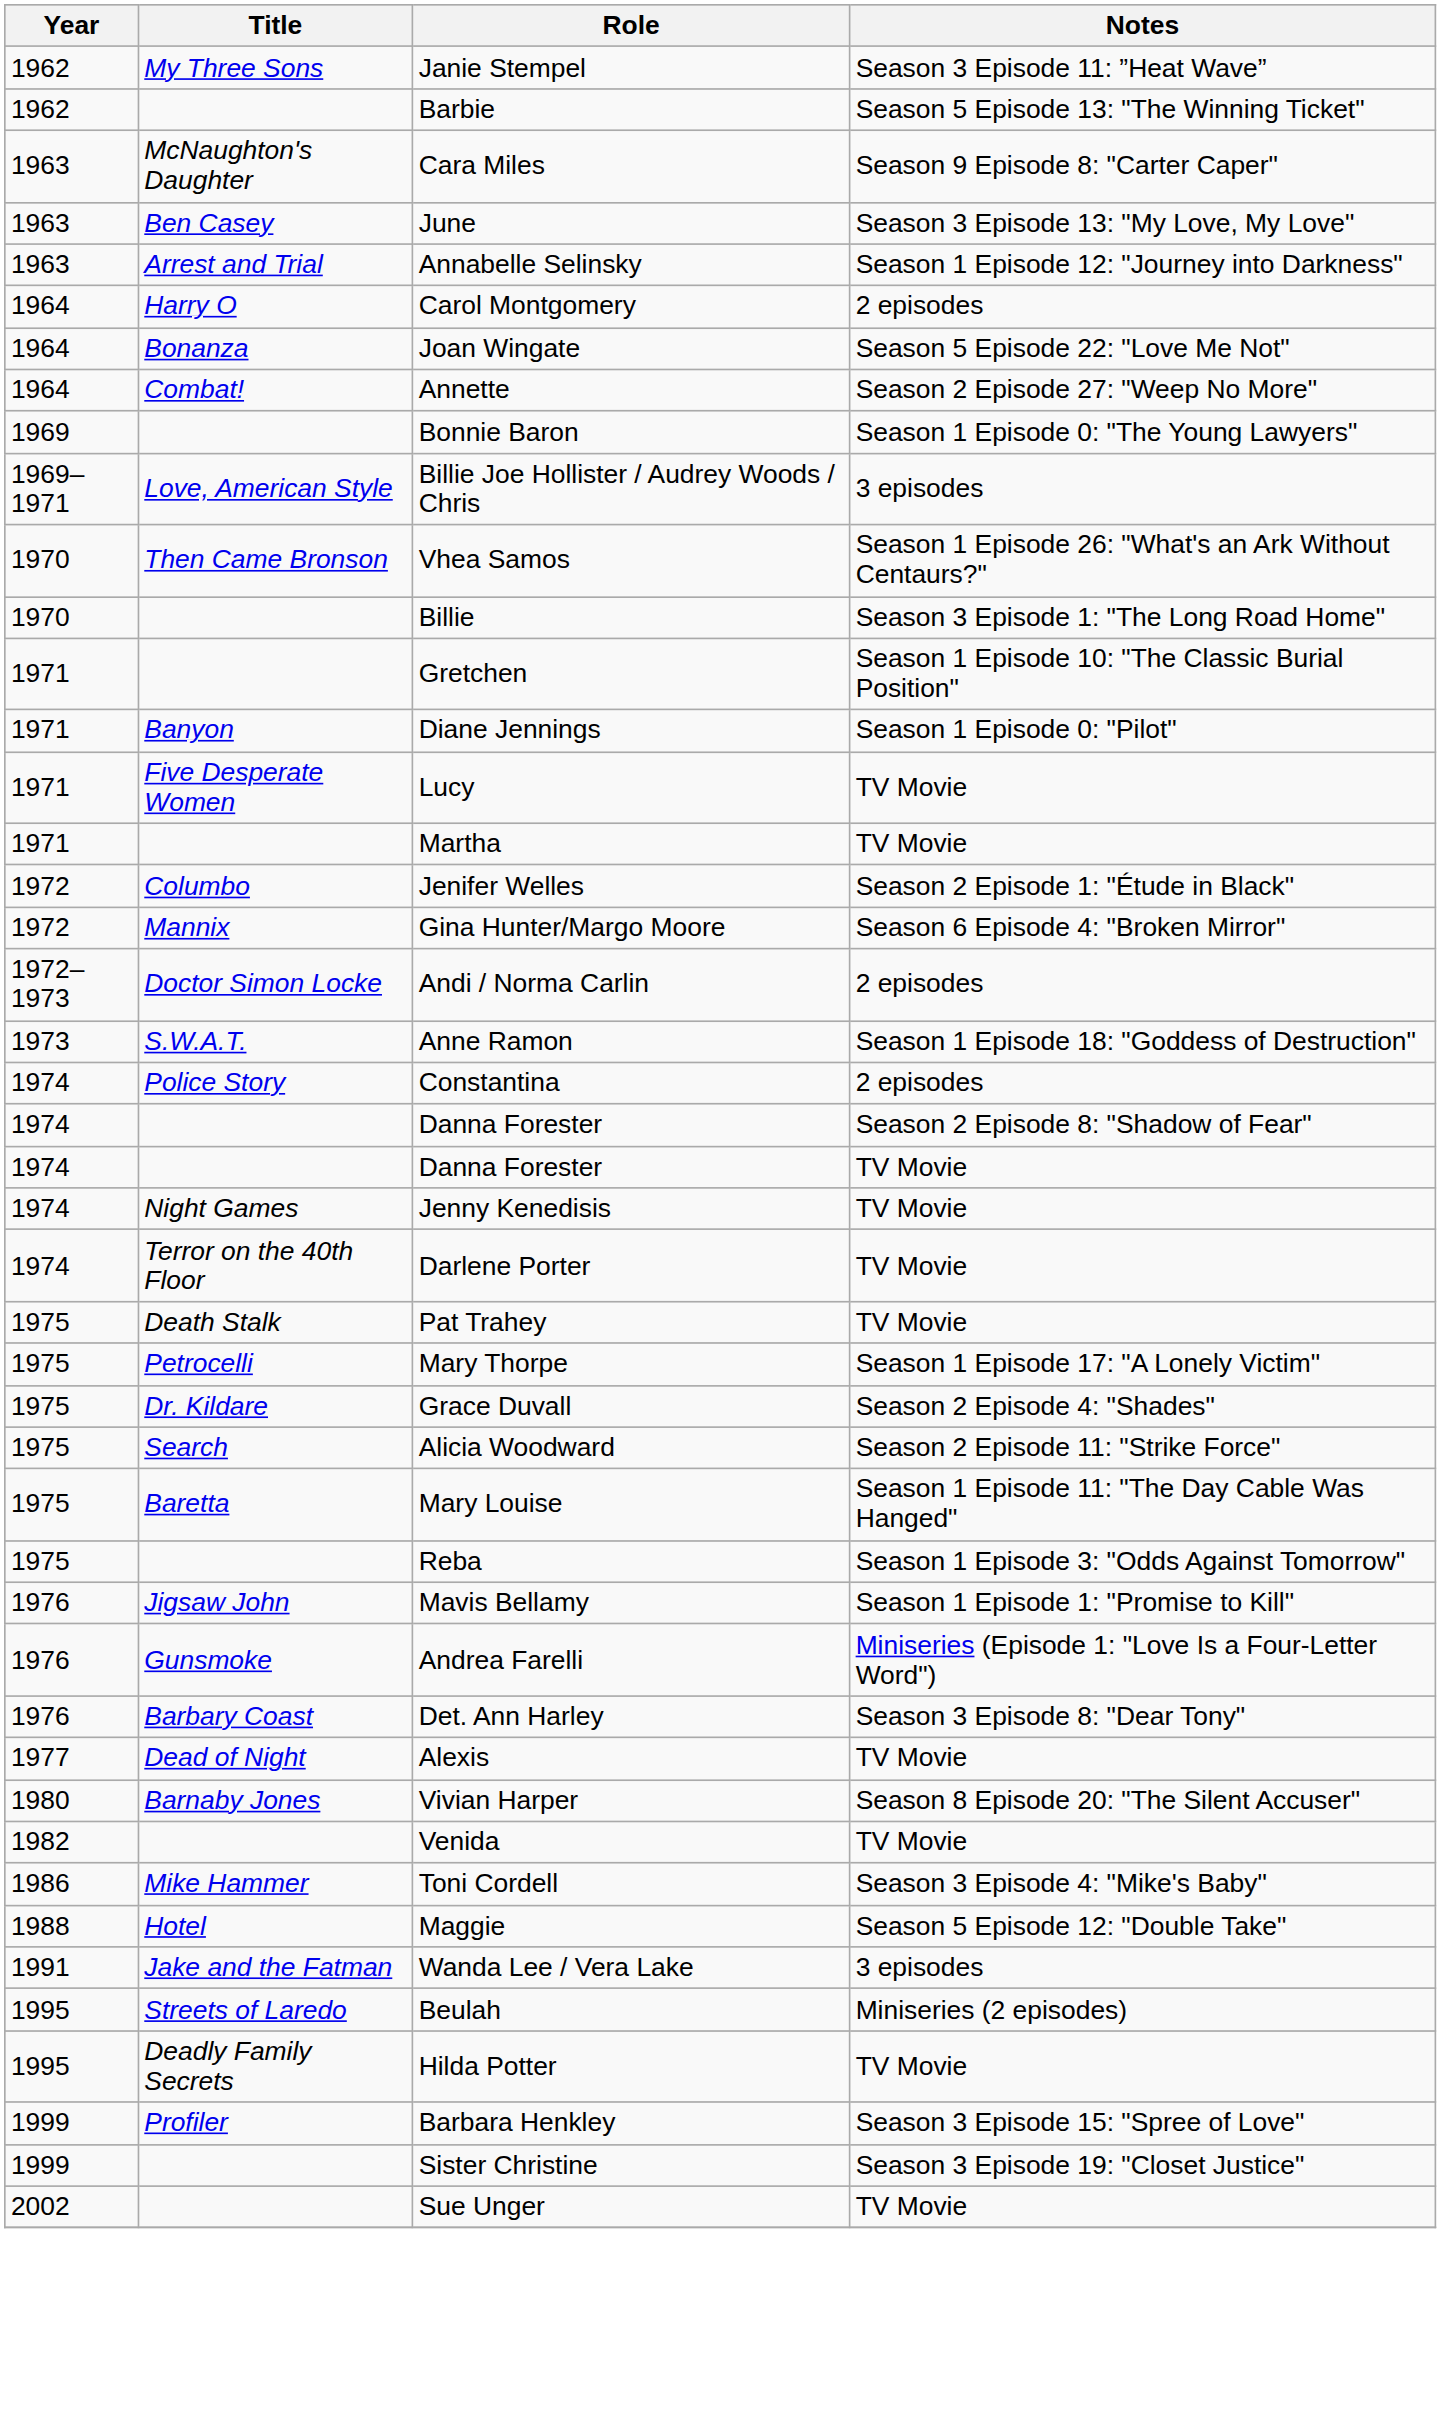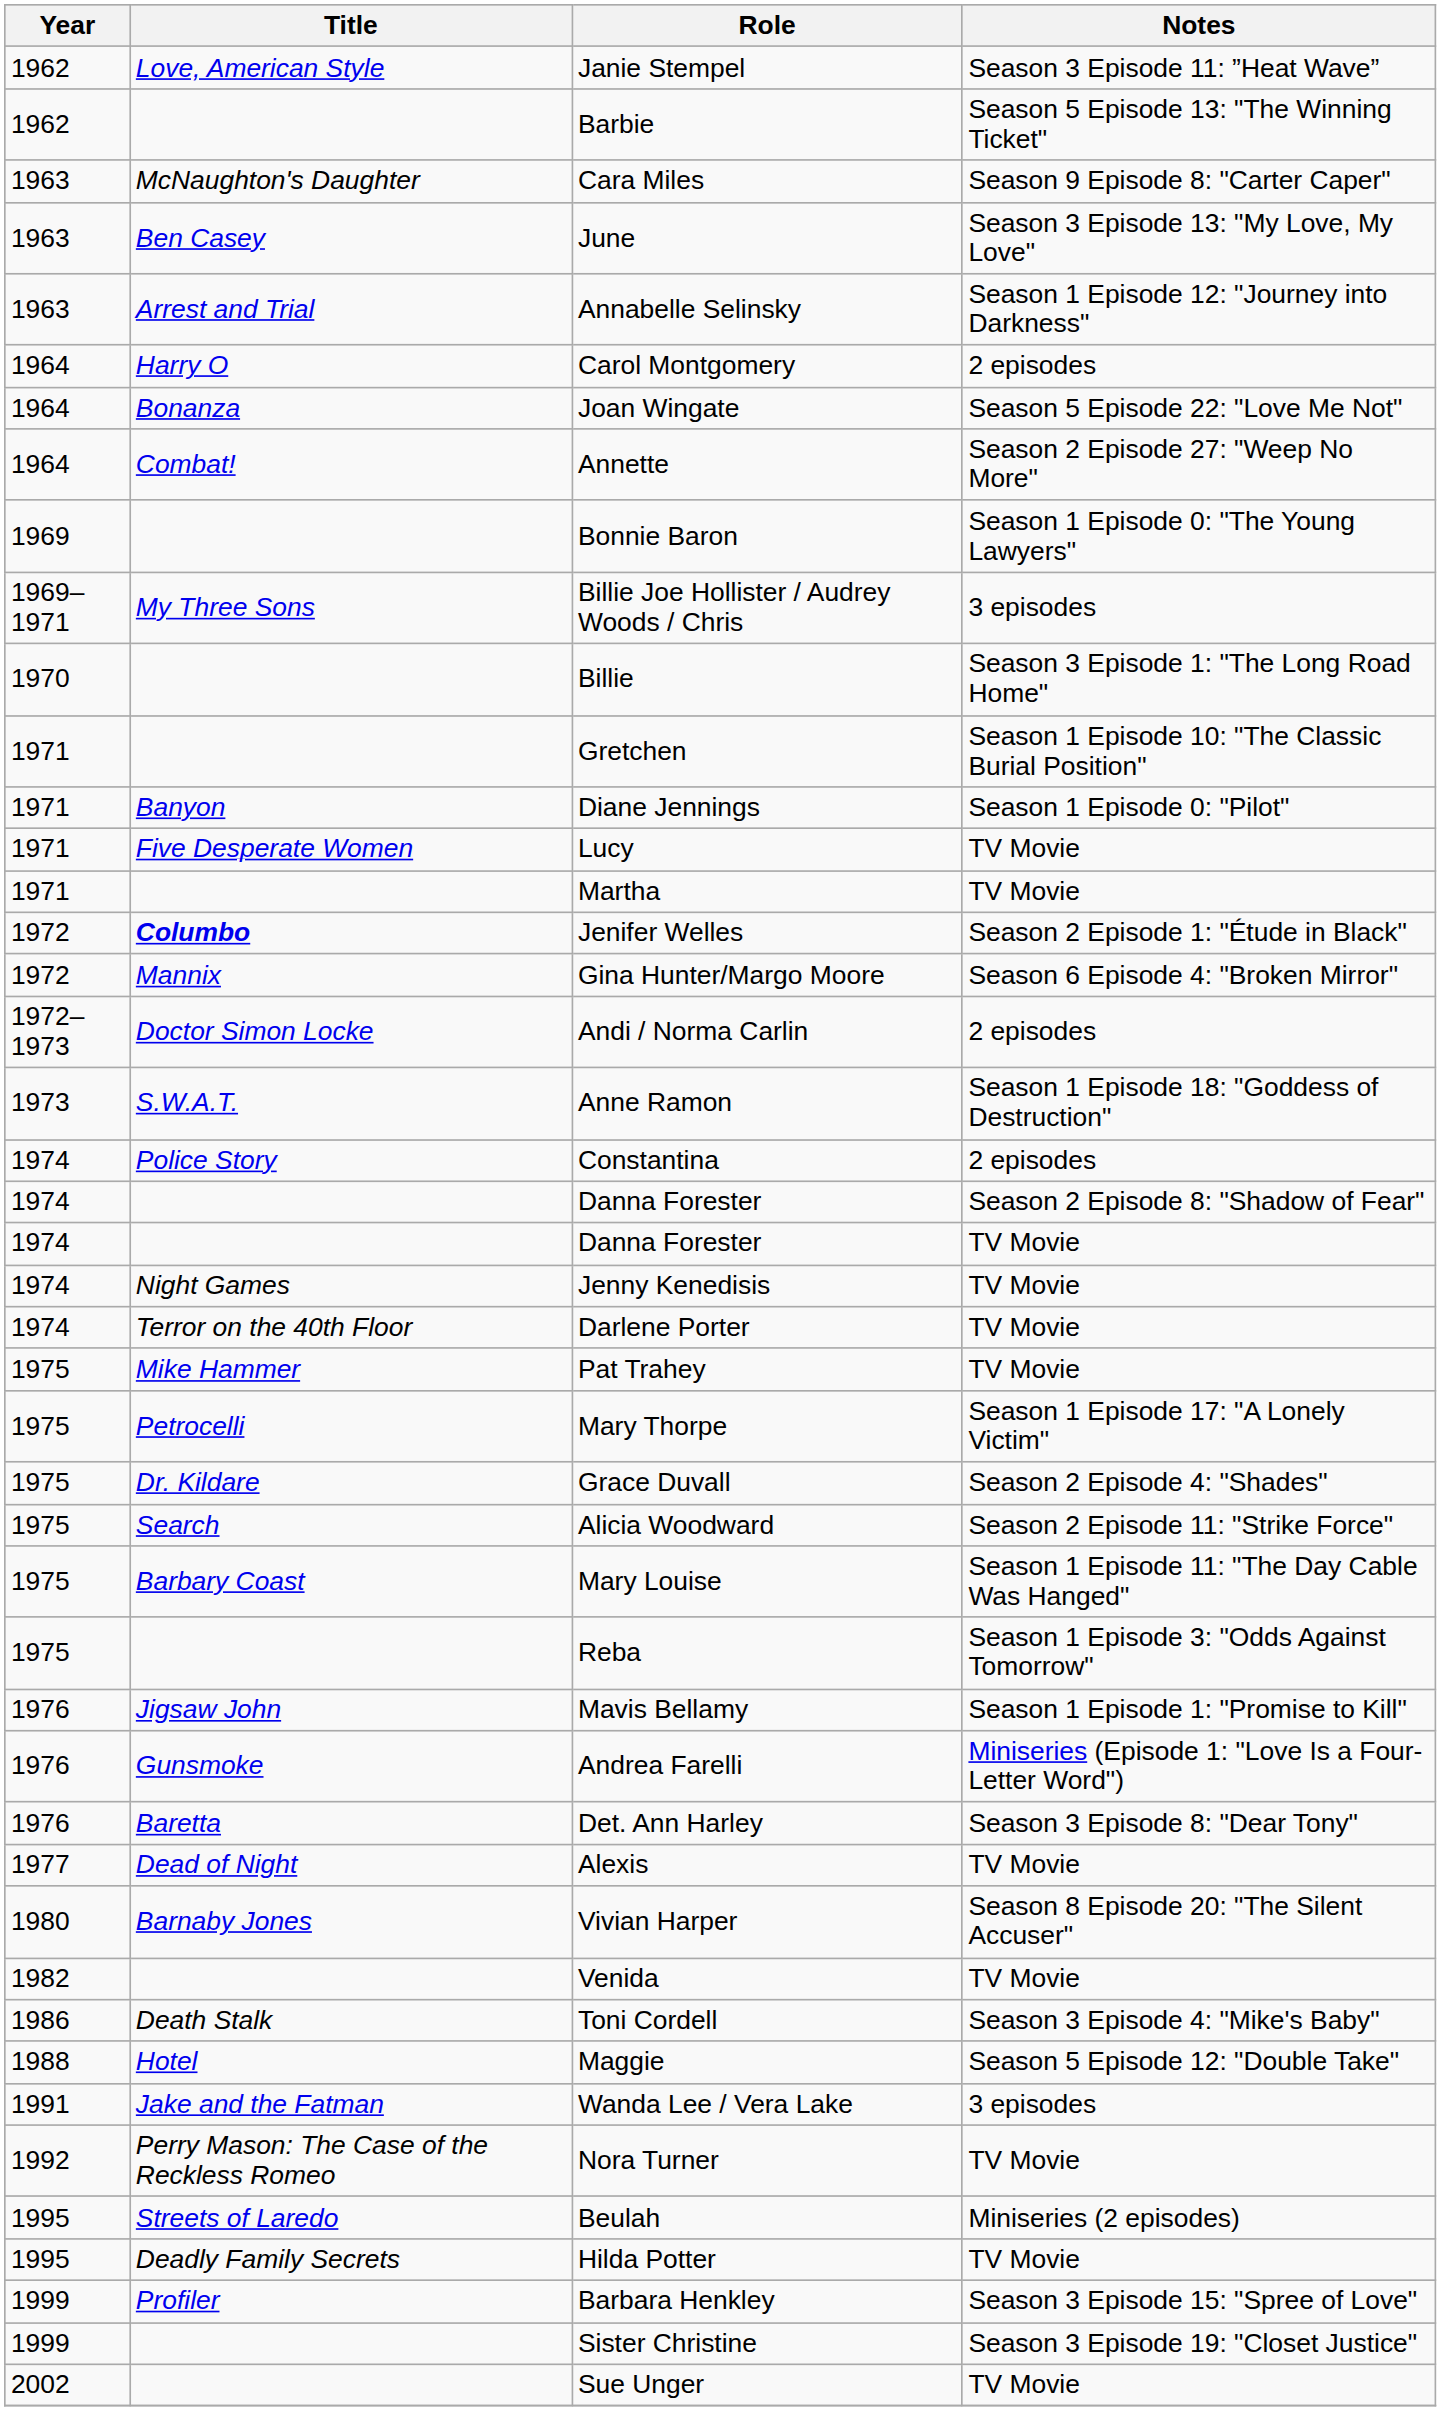(234, 67) My Three Sons -> (260, 67) Love, American Style
(269, 488) Love, American Style -> (225, 607) My Three Sons
- row: (494, 560)
(197, 885) normal -> (193, 932) bold
(213, 1321) Death Stalk -> (218, 1369) Mike Hammer
(187, 1504) Baretta -> (220, 1581) Barbary Coast
(229, 1716) Barbary Coast -> (178, 1822) Baretta
(226, 1883) Mike Hammer -> (204, 2020) Death Stalk
+ row: (648, 2160)
